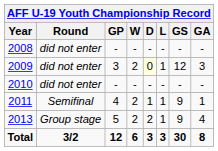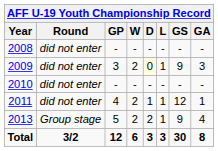(180, 67) 12 -> (180, 67) 9
(71, 102) Semifinal -> (71, 102) did not enter
(180, 102) 9 -> (180, 102) 12
